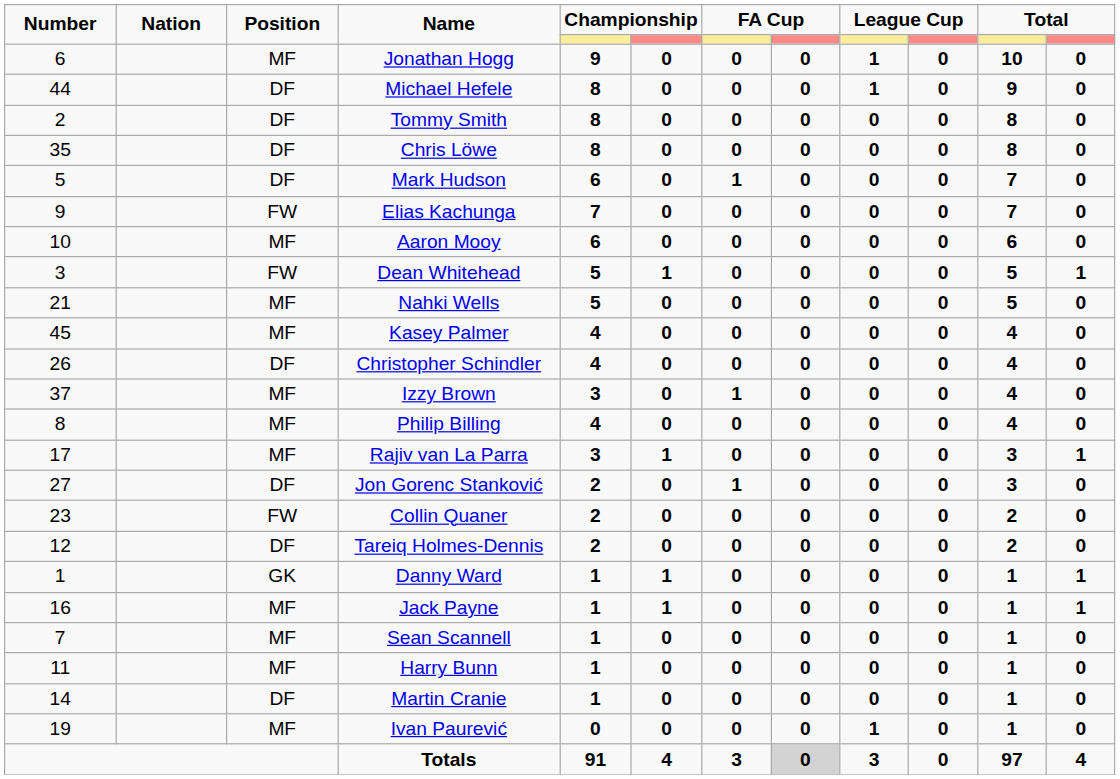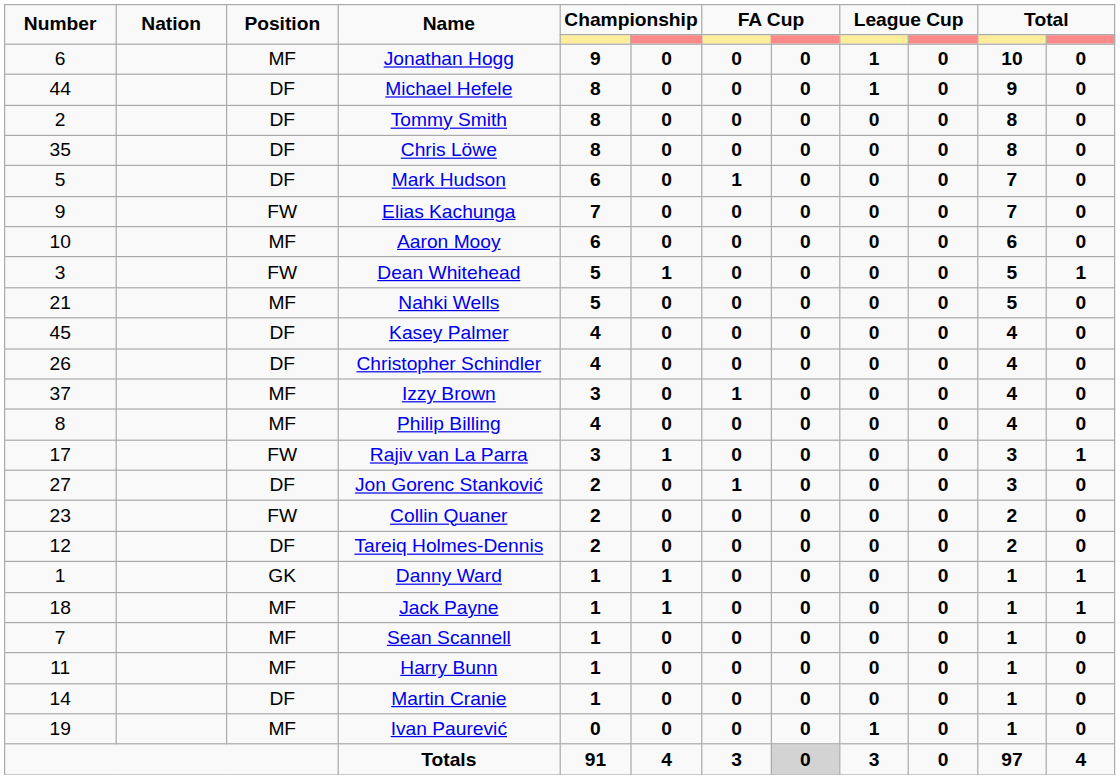(282, 333) MF -> (282, 333) DF
(282, 454) MF -> (282, 454) FW
(60, 607) 16 -> (60, 607) 18
